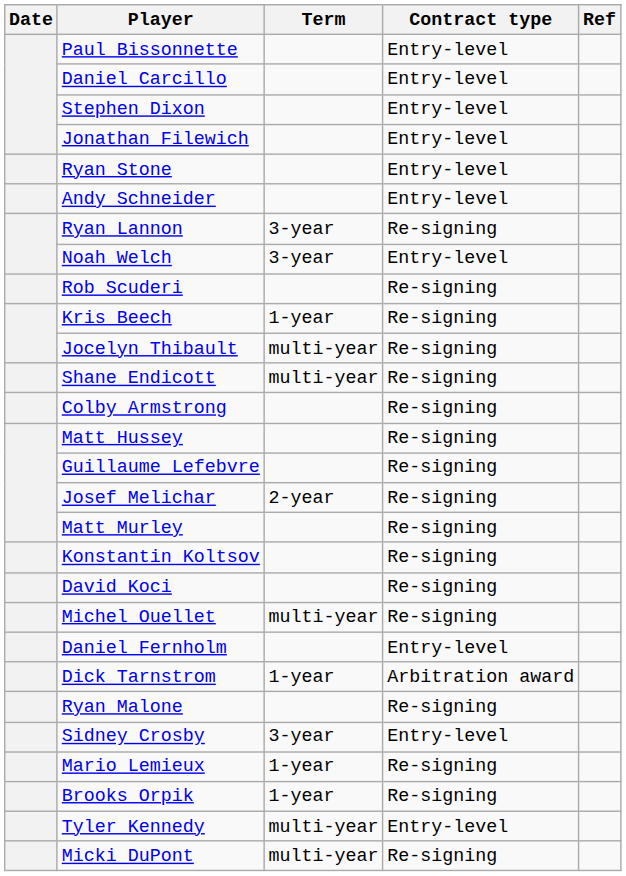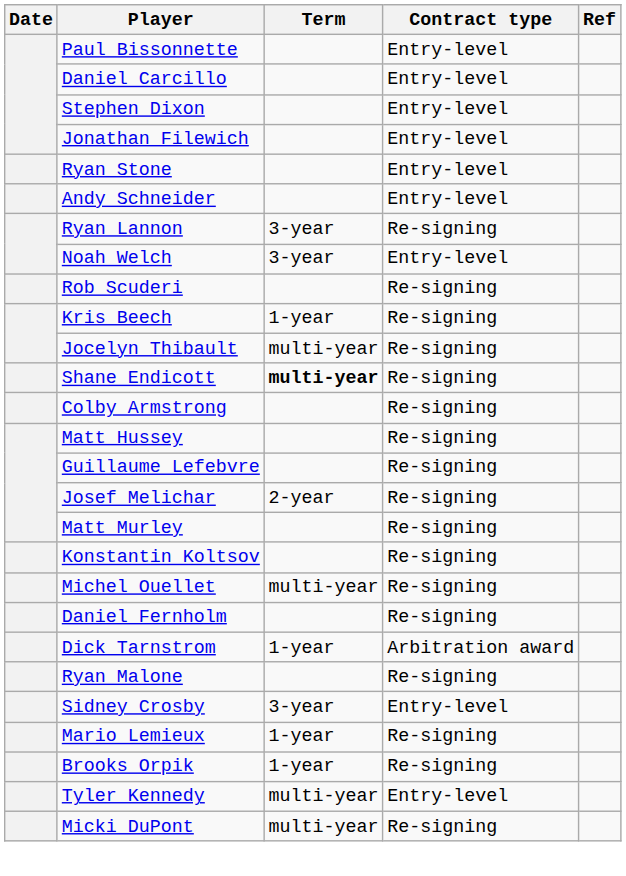(324, 378) normal -> (324, 378) bold
- row: (117, 587)
(448, 647) Entry-level -> (442, 617) Re-signing
